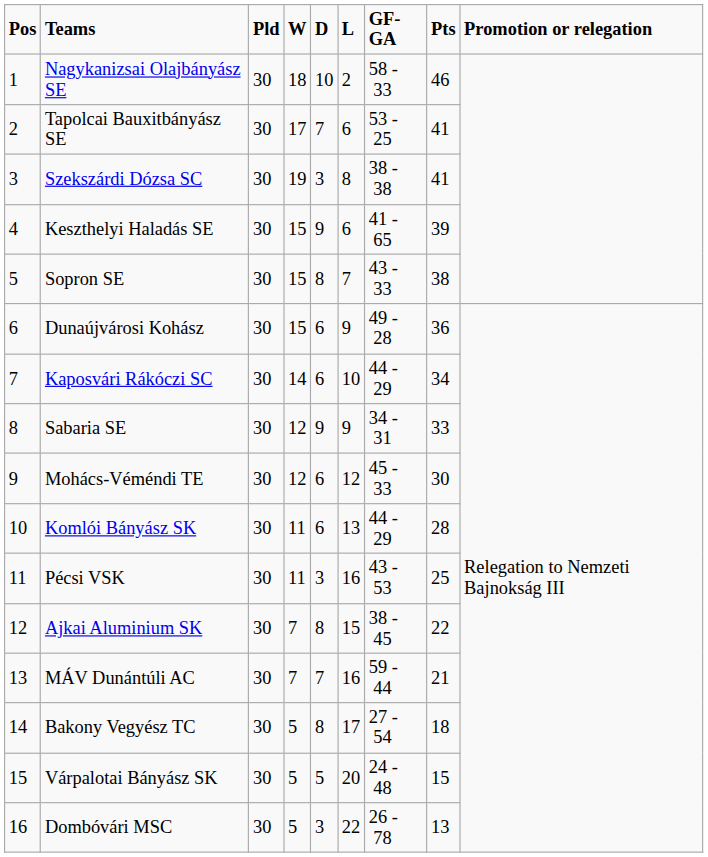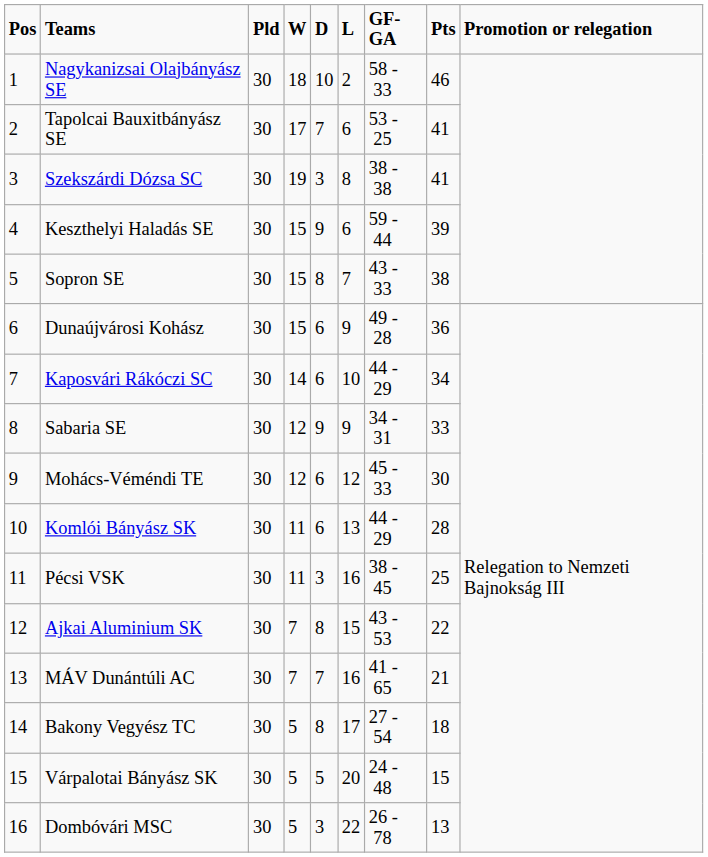(383, 228) 41 - 65 -> (383, 228) 59 - 44
(383, 578) 43 - 53 -> (383, 578) 38 - 45
(383, 628) 38 - 45 -> (383, 628) 43 - 53
(383, 677) 59 - 44 -> (383, 677) 41 - 65
